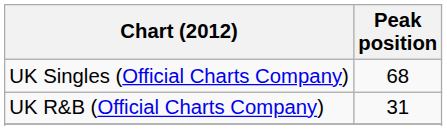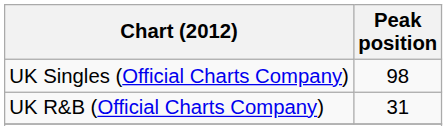(398, 75) 68 -> (398, 75) 98
